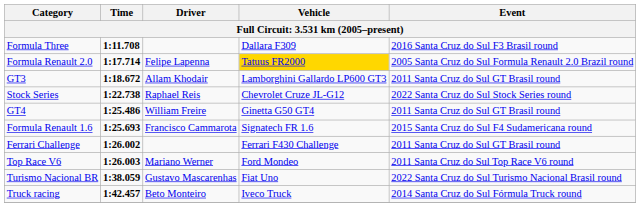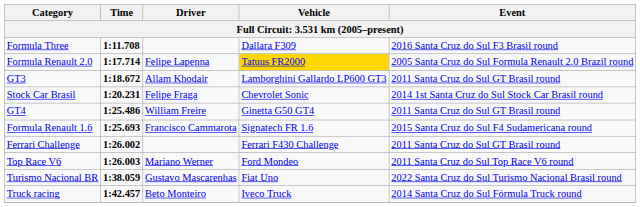+ row: (41, 95)
- row: (33, 95)
